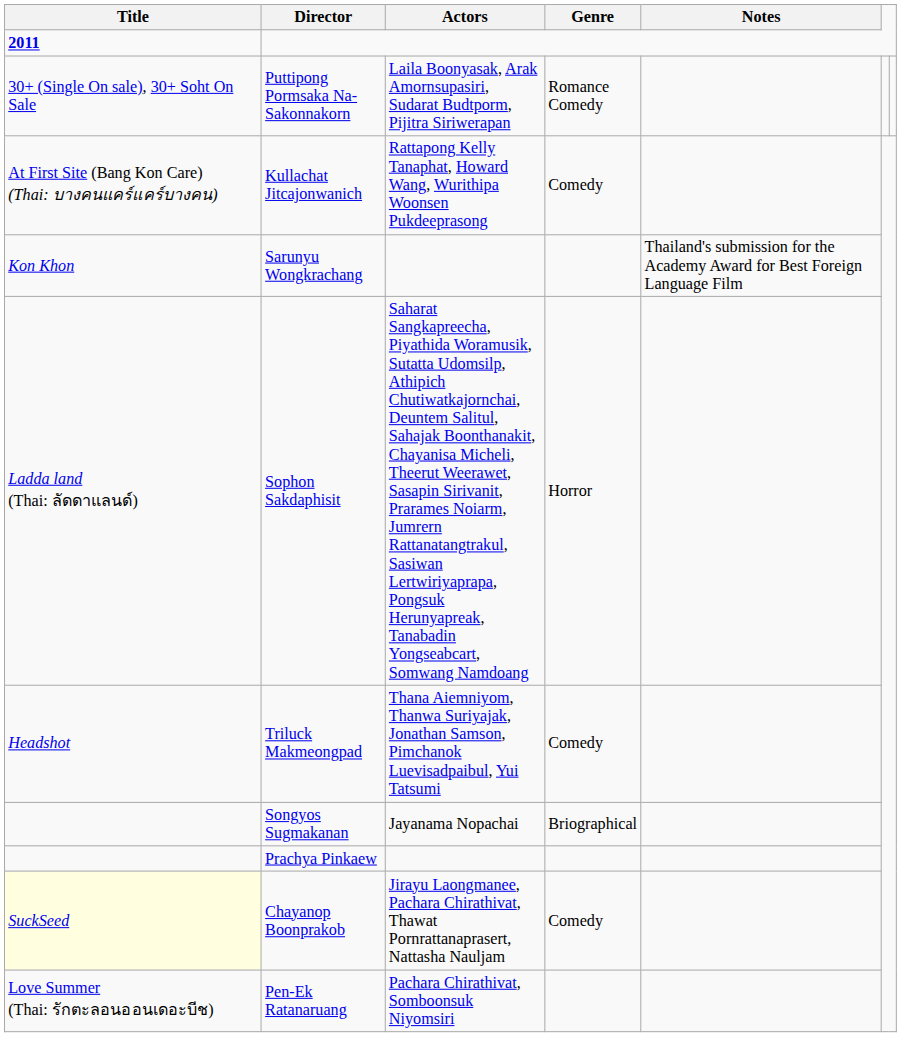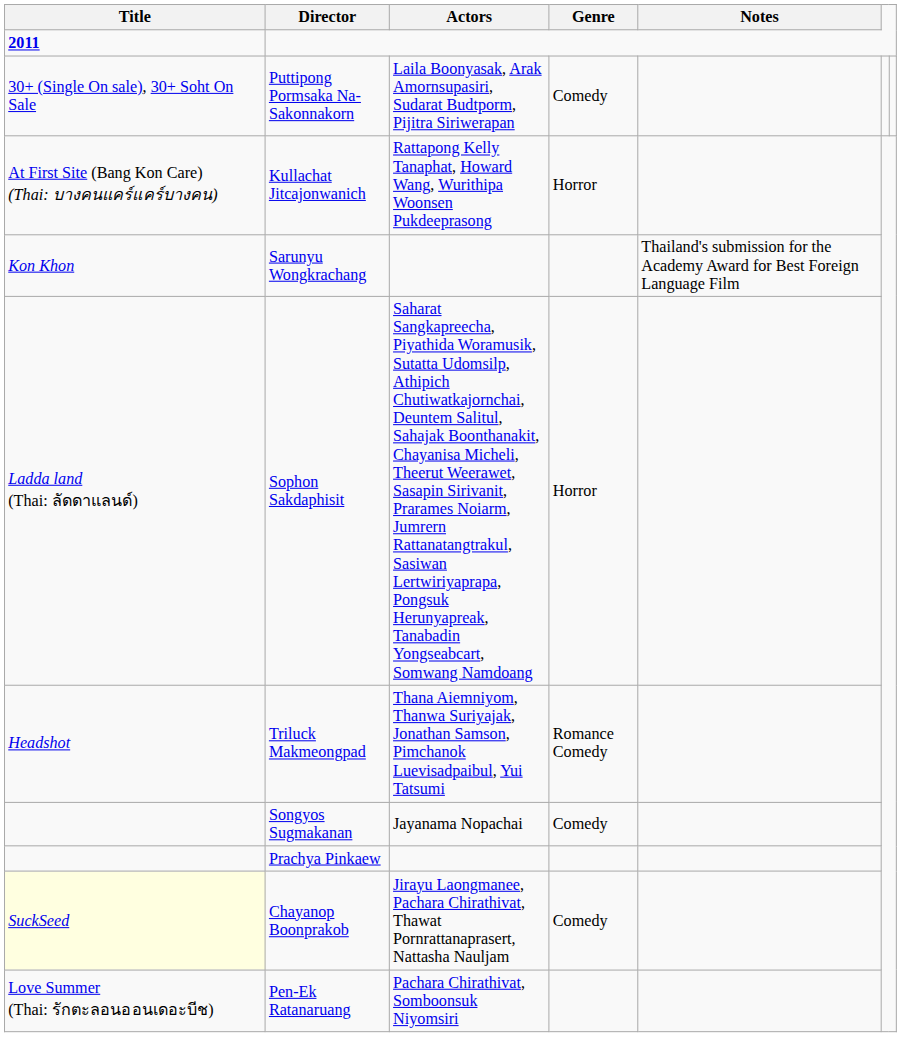(579, 95) Romance Comedy -> (580, 95) Comedy
(576, 185) Comedy -> (575, 185) Horror
(576, 743) Comedy -> (583, 743) Romance Comedy
(593, 823) Briographical -> (580, 823) Comedy
